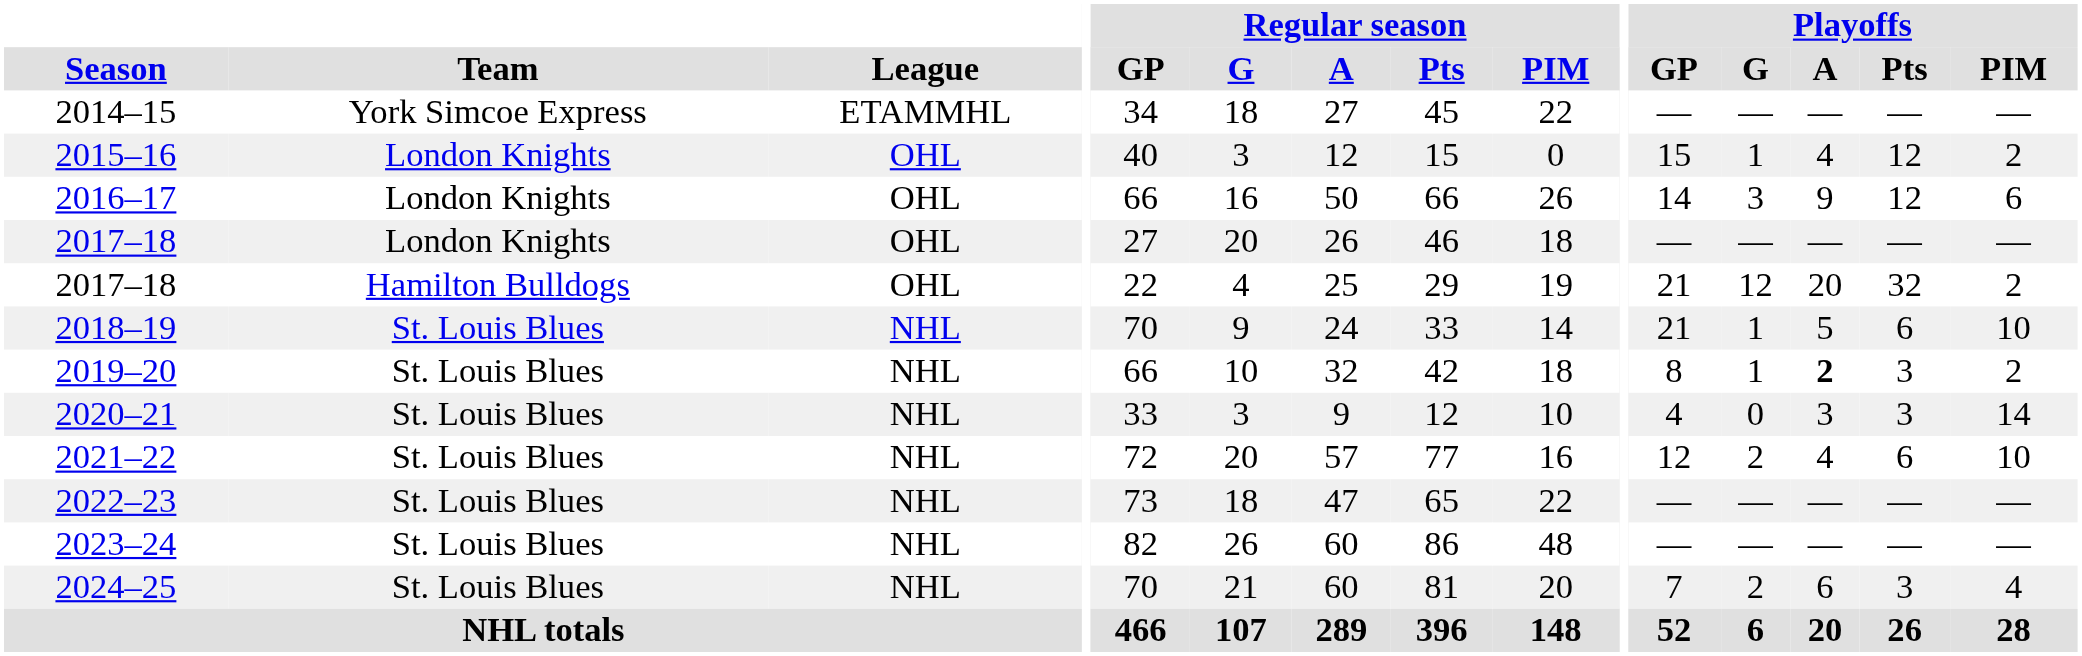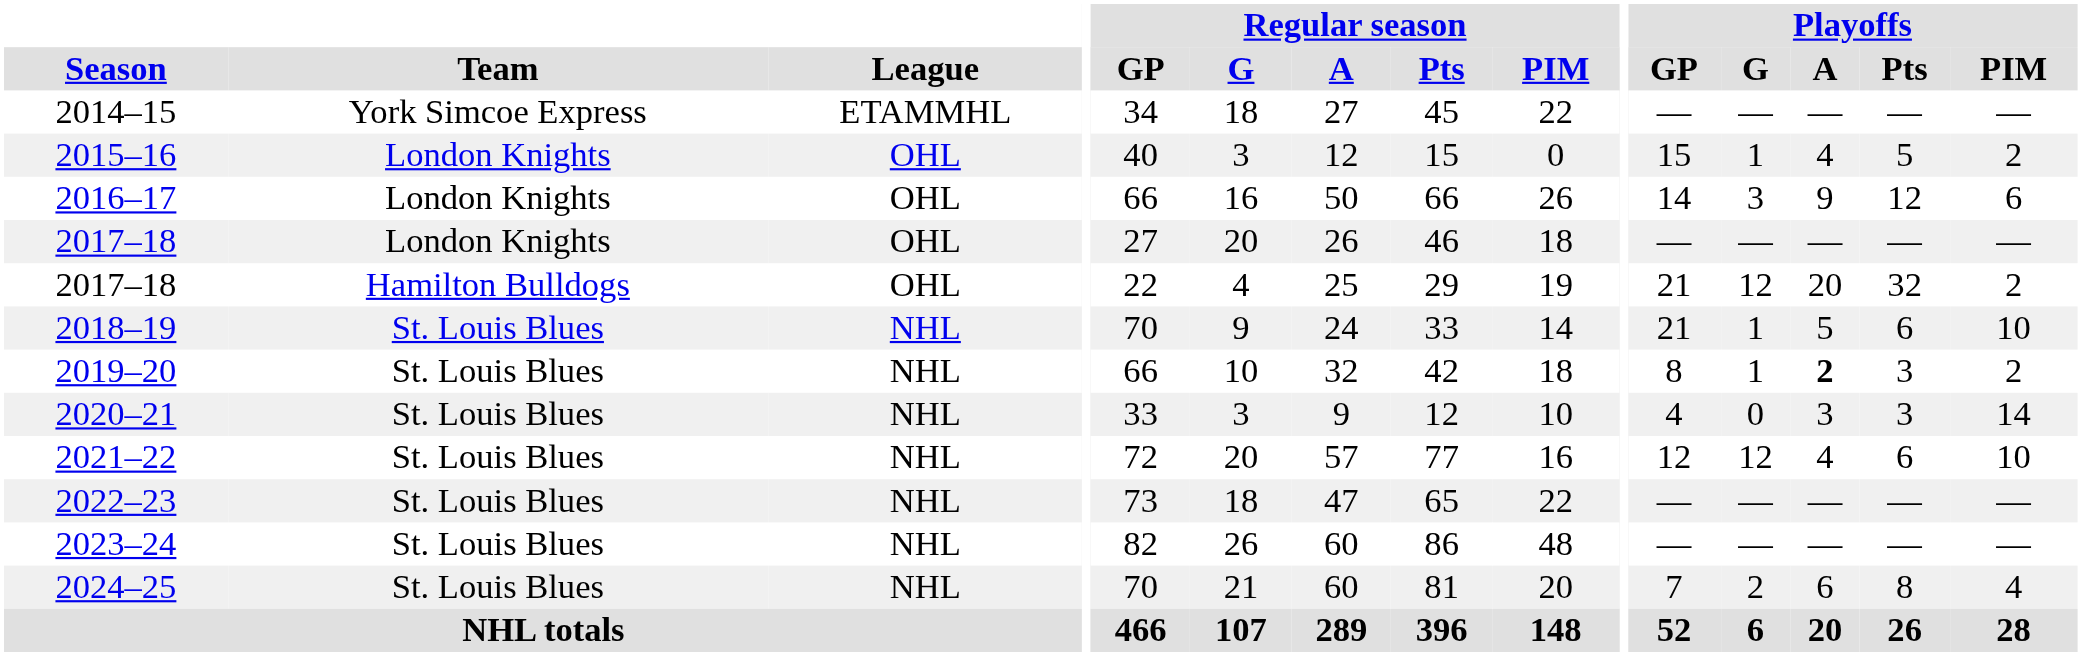(1905, 154) 12 -> (1905, 154) 5
(1755, 457) 2 -> (1755, 457) 12
(1905, 586) 3 -> (1905, 586) 8
